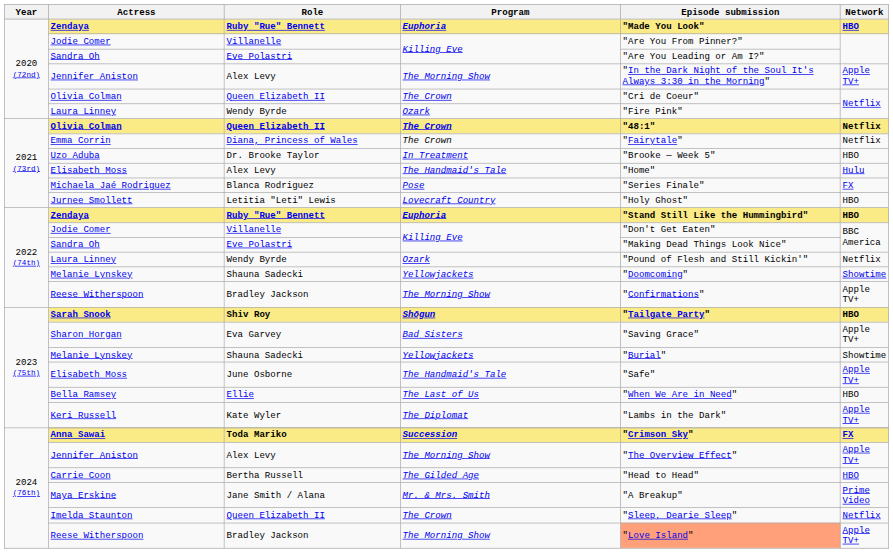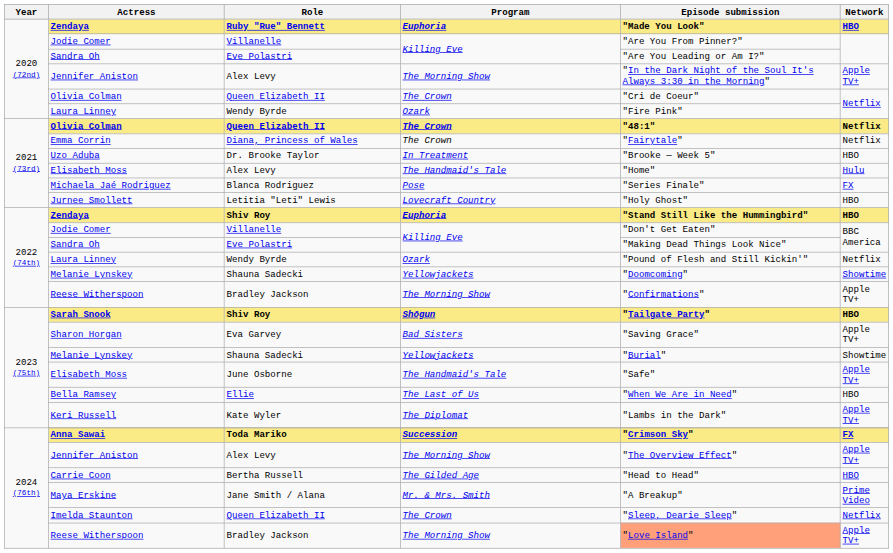(276, 215) Ruby "Rue" Bennett -> (248, 215) Shiv Roy
